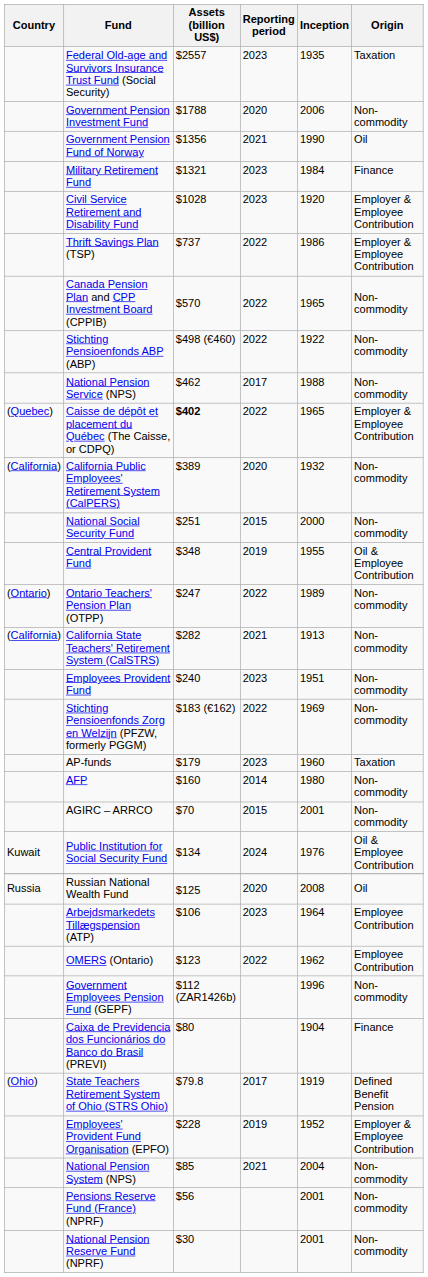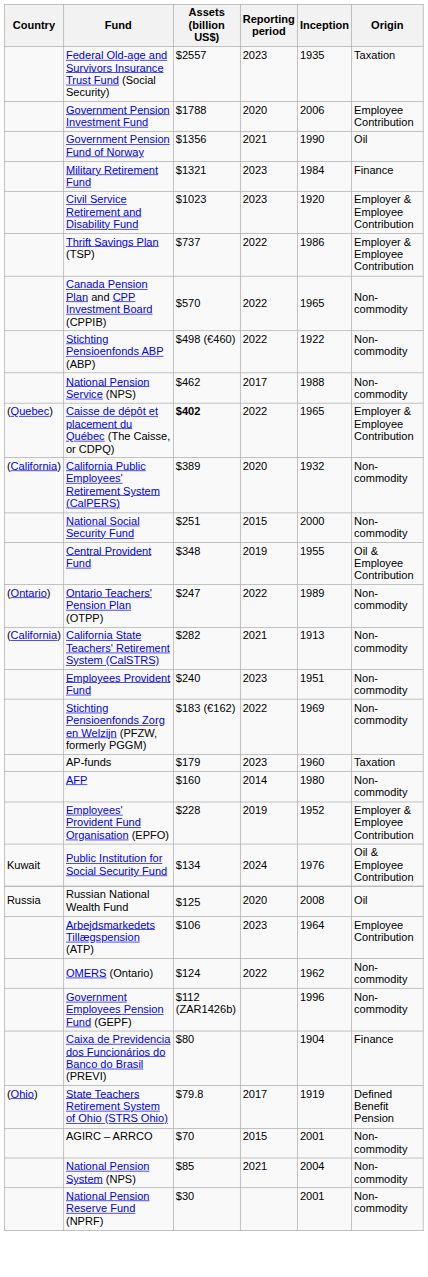(381, 116) Non-commodity -> (384, 116) Employee Contribution
(191, 200) $1028 -> (191, 200) $1023
rows swapped: (118, 1136) <-> (109, 810)
(188, 961) $123 -> (188, 973) $124
(384, 961) Employee Contribution -> (381, 973) Non-commodity
- row: (111, 1209)
